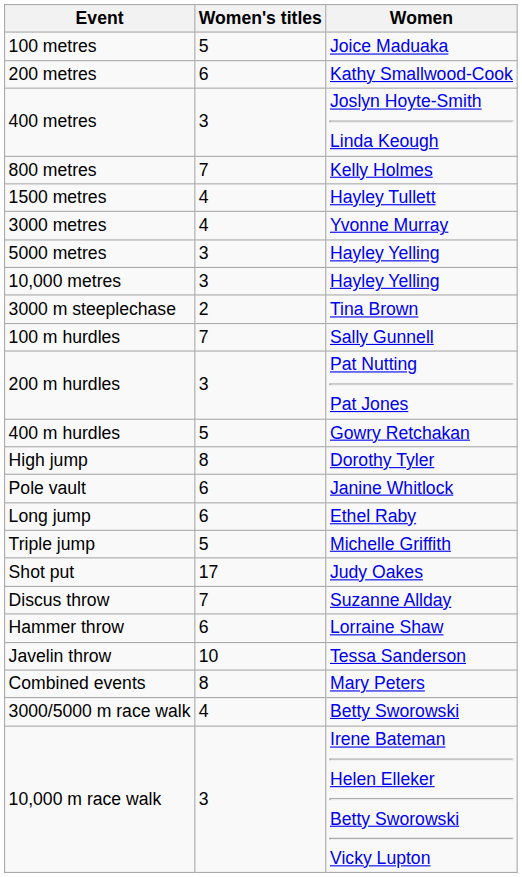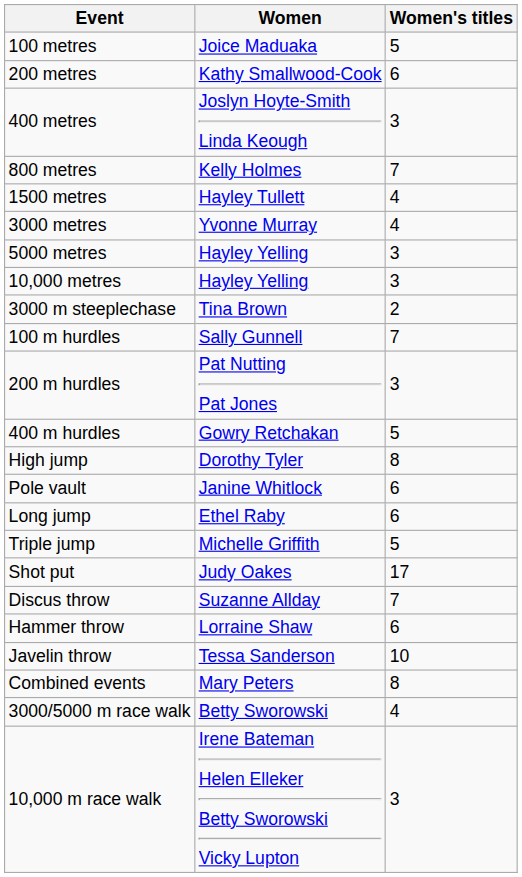columns swapped: (421, 18) <-> (260, 18)
